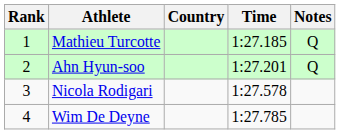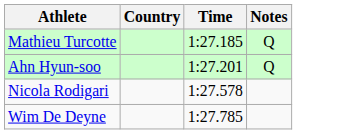- column: (26, 16)
